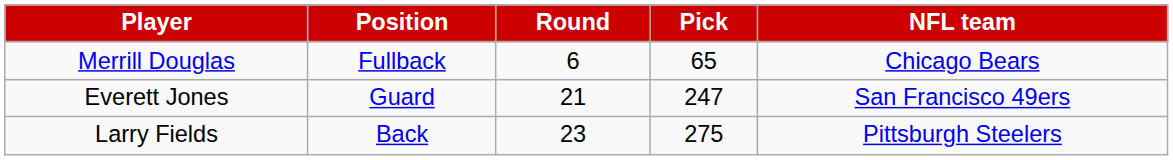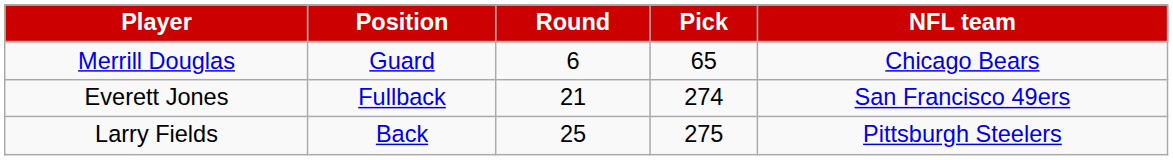(402, 60) Fullback -> (402, 60) Guard
(402, 97) Guard -> (402, 97) Fullback
(704, 97) 247 -> (704, 97) 274
(573, 135) 23 -> (573, 135) 25
